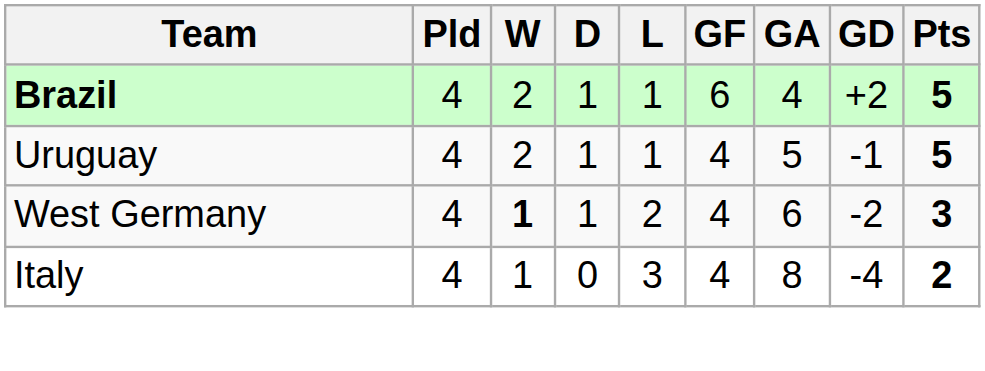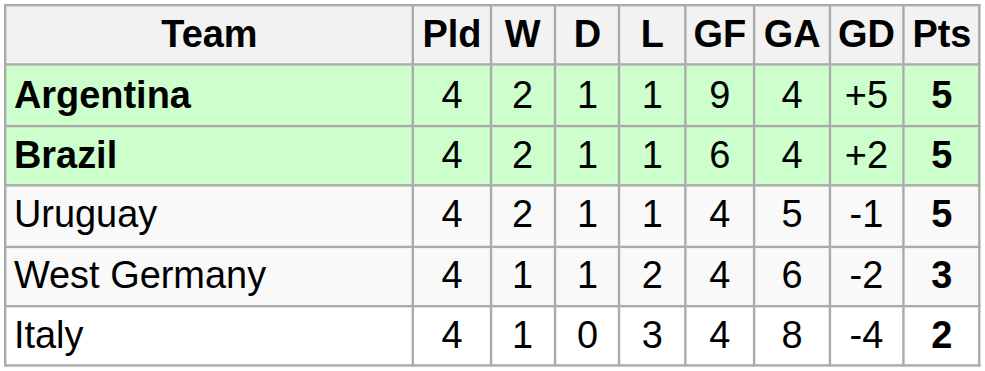+ row: (102, 94)
(523, 214) bold -> (523, 275) normal
